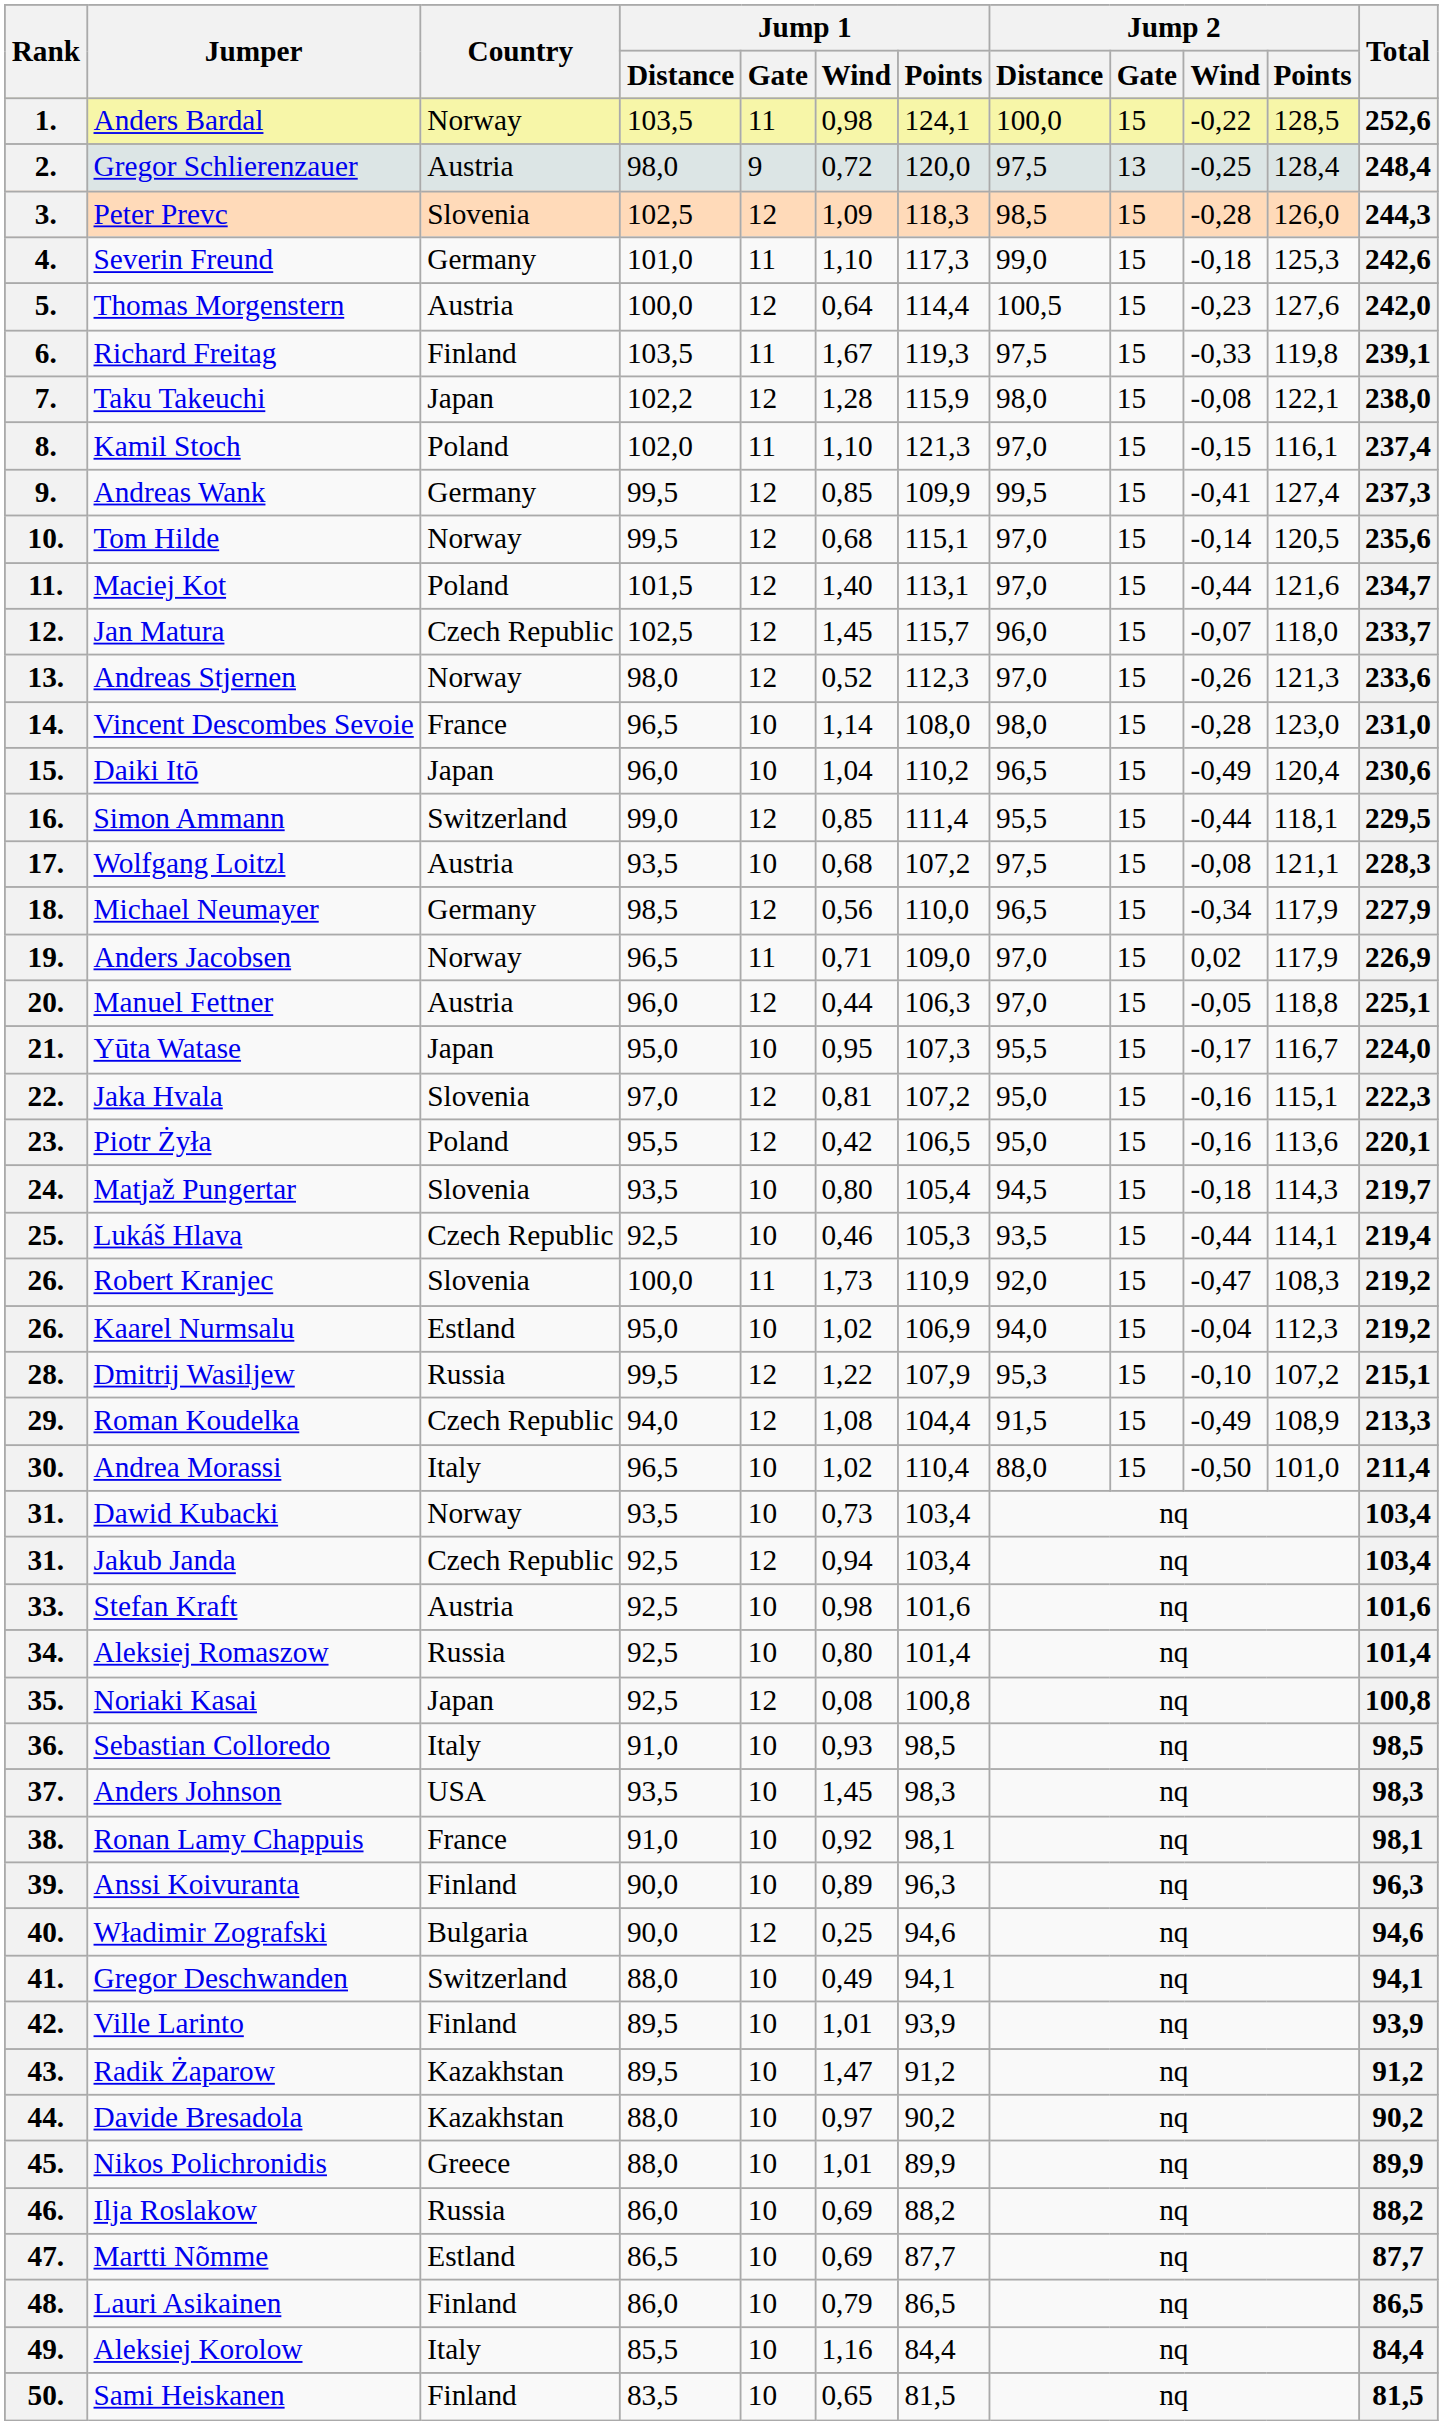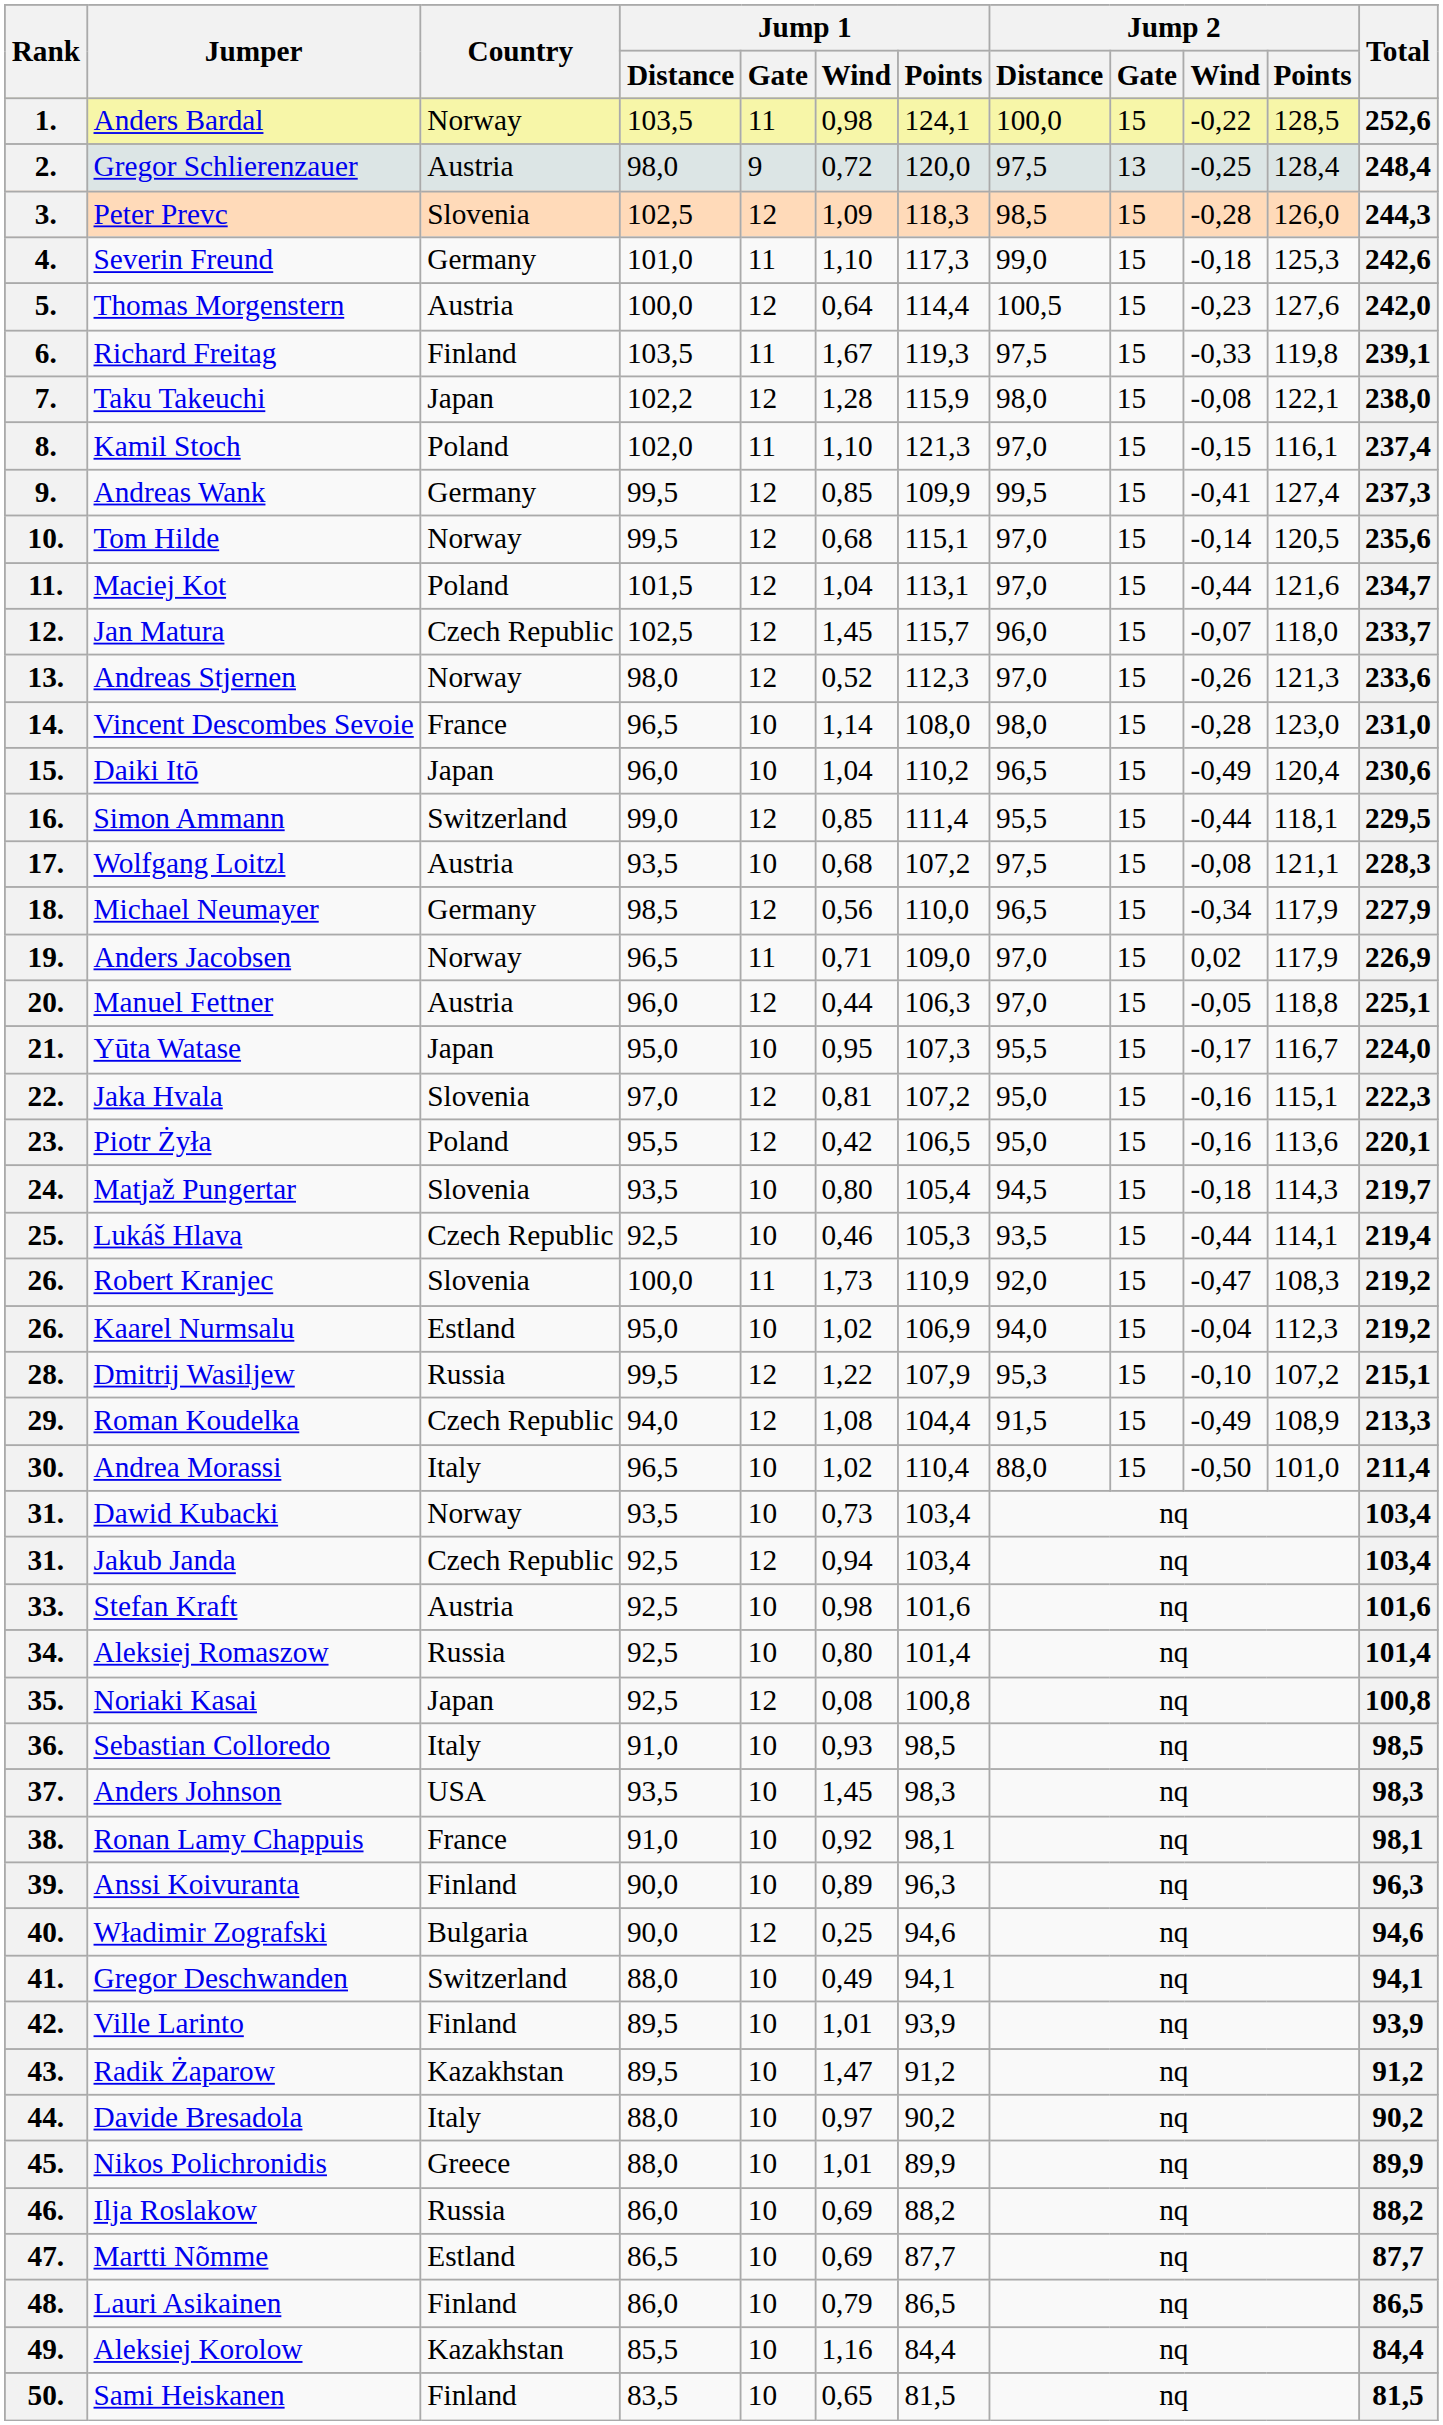(847, 584) 1,40 -> (847, 584) 1,04
(496, 2117) Kazakhstan -> (454, 2117) Italy
(454, 2349) Italy -> (496, 2349) Kazakhstan
